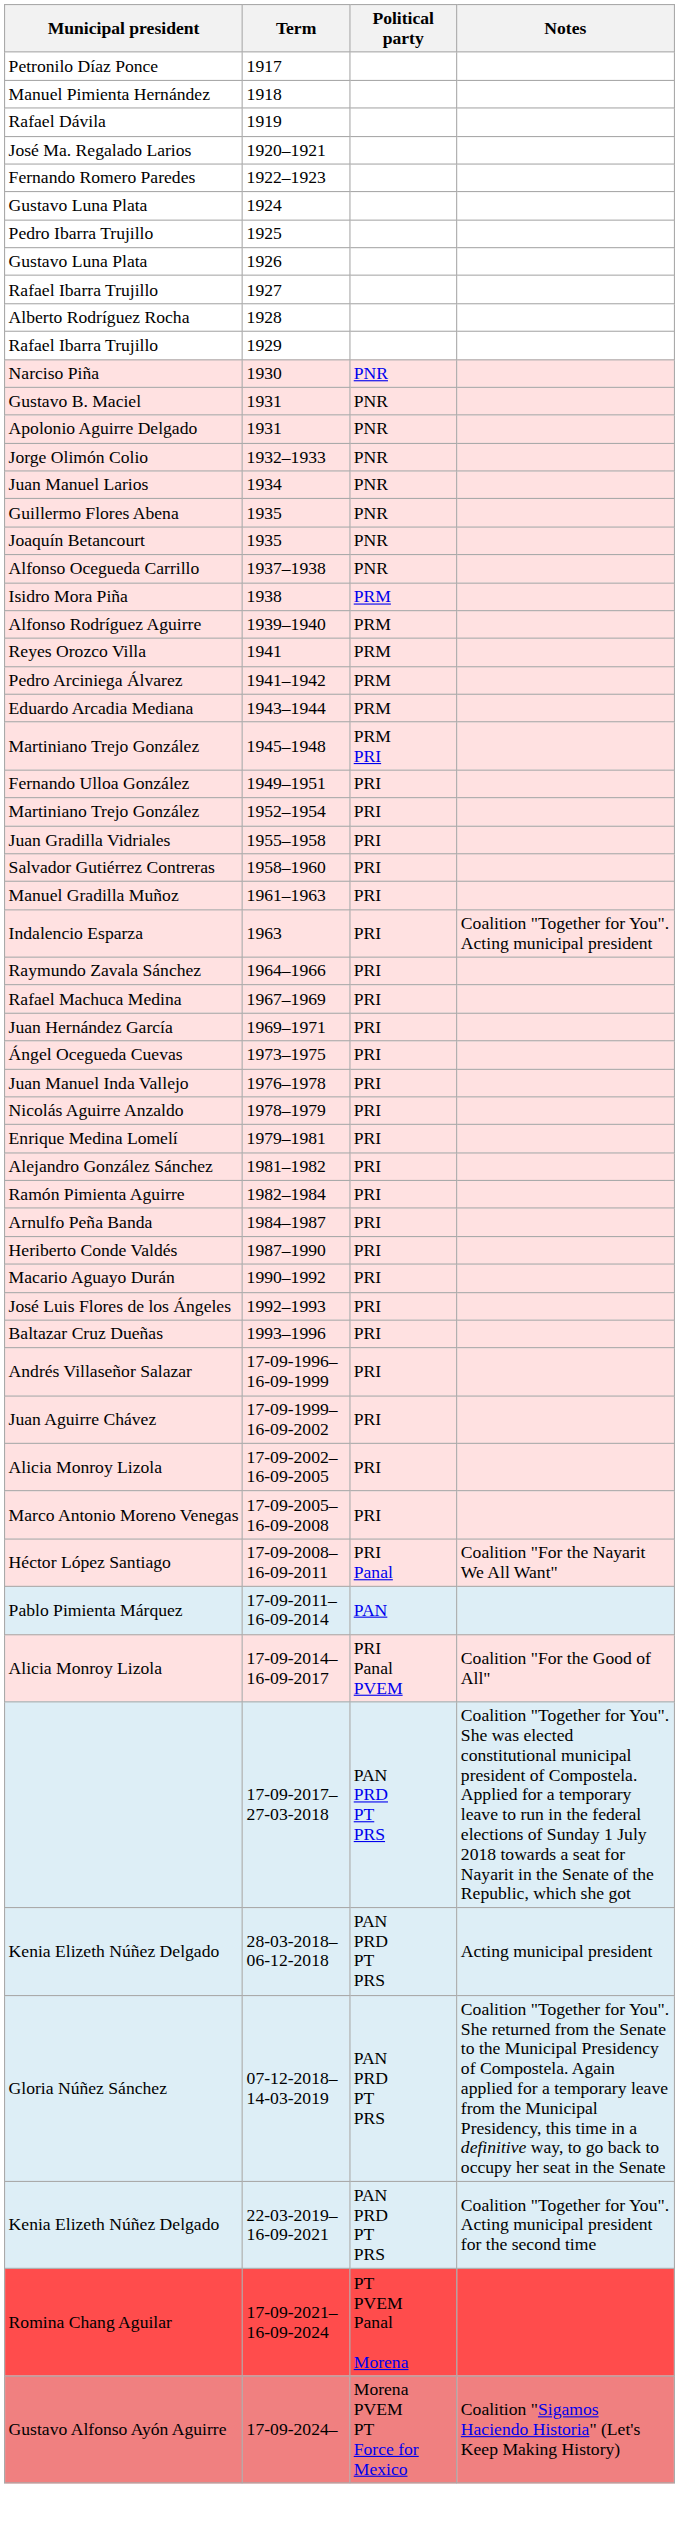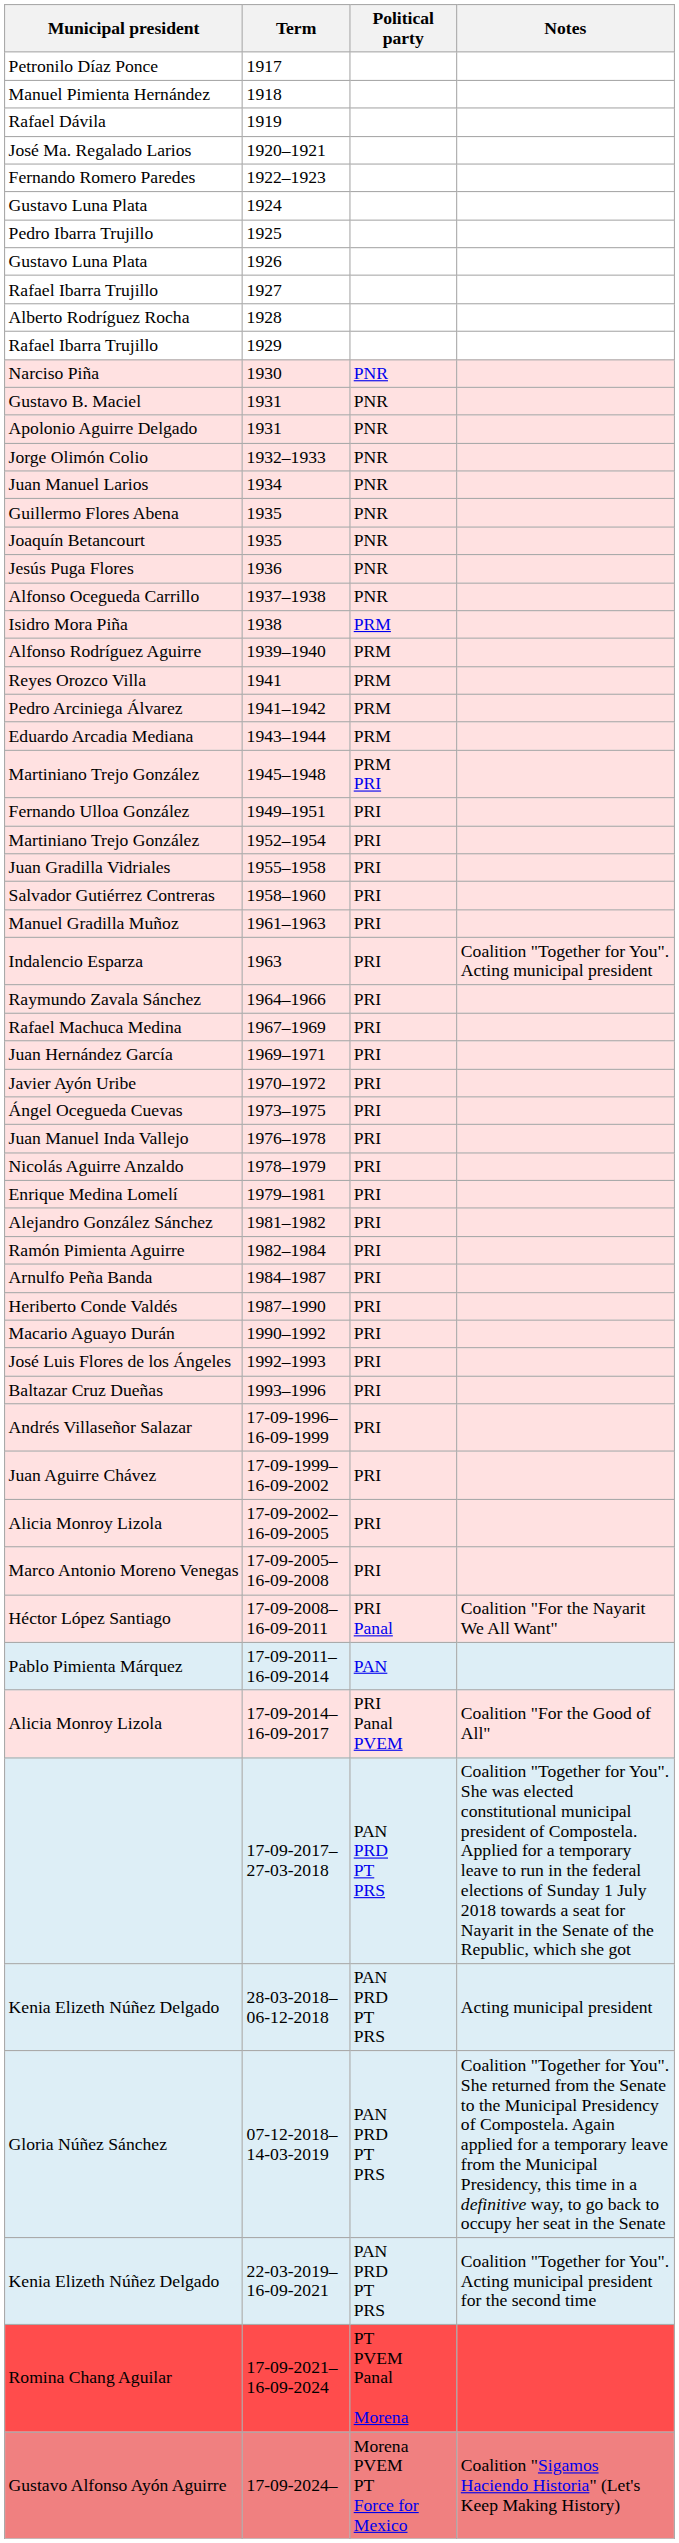+ row: (71, 568)
+ row: (72, 1082)
